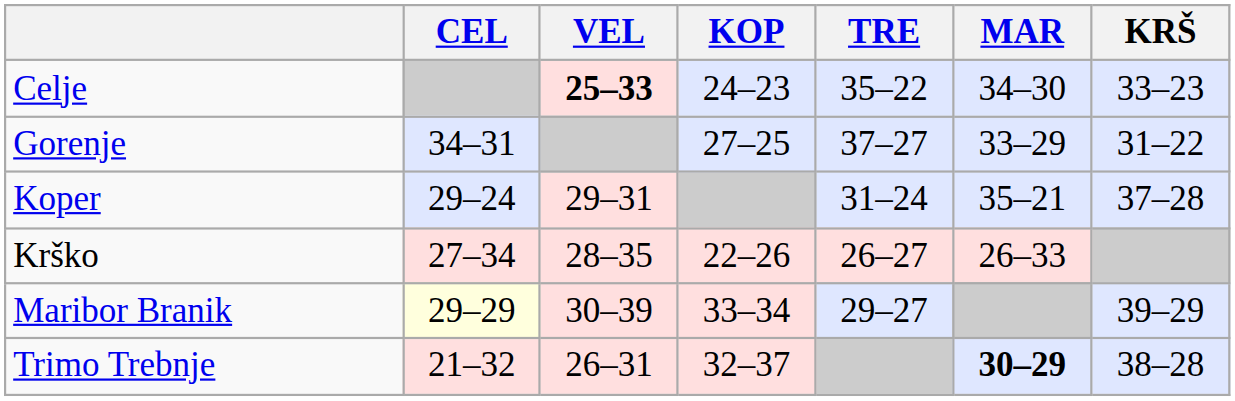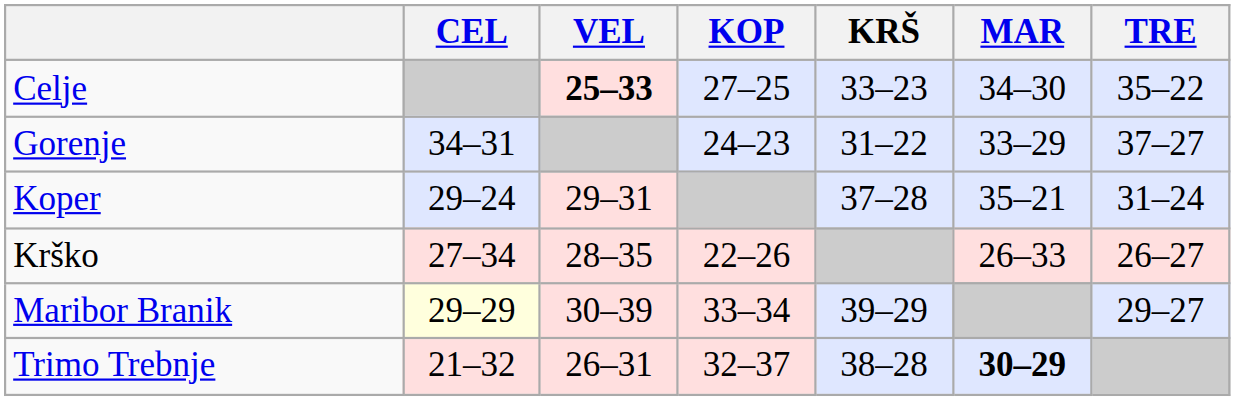columns swapped: (1161, 32) <-> (884, 32)
(747, 87) 24–23 -> (747, 87) 27–25
(747, 143) 27–25 -> (747, 143) 24–23
